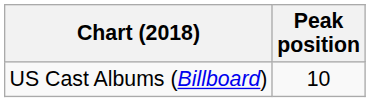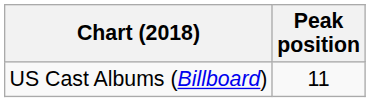(319, 79) 10 -> (319, 79) 11
